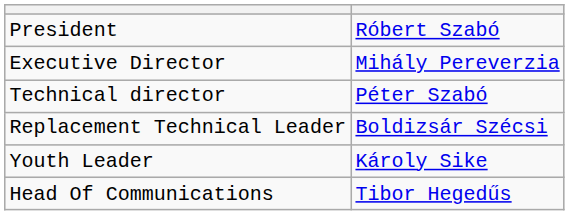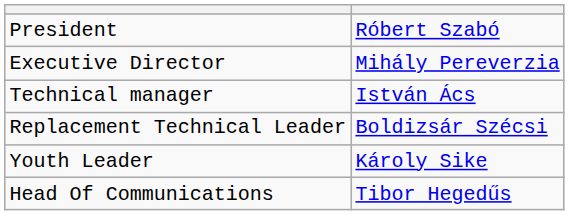- row: (118, 96)
+ row: (112, 96)
